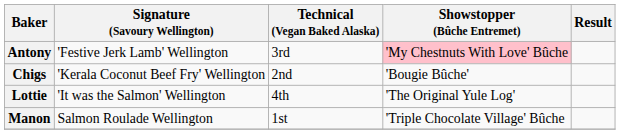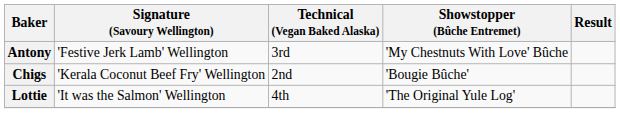(477, 52) pink background -> (477, 52) no background
- row: (29, 118)
